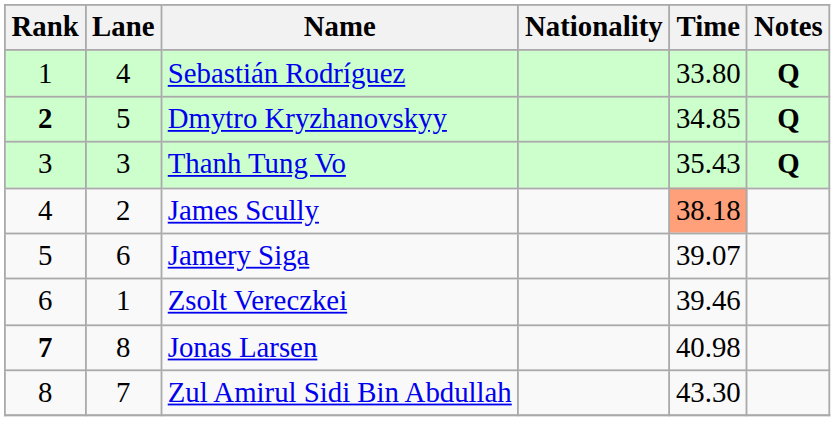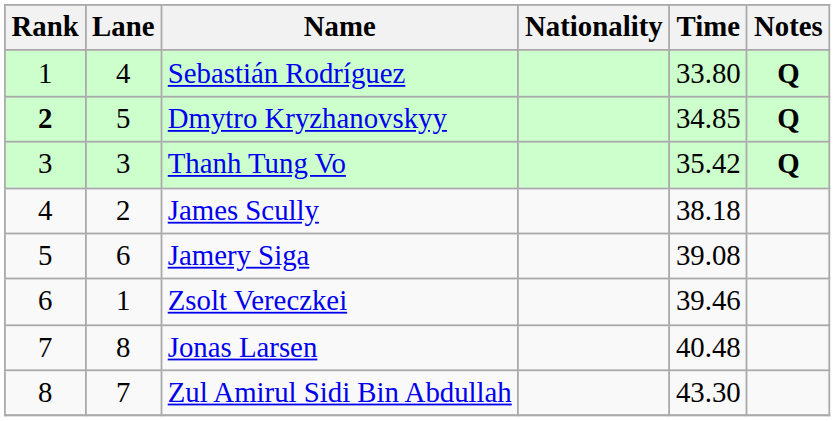(708, 164) 35.43 -> (708, 164) 35.42
(708, 210) lightsalmon background -> (708, 210) no background
(708, 255) 39.07 -> (708, 255) 39.08
(45, 347) bold -> (45, 347) normal
(708, 347) 40.98 -> (708, 347) 40.48
